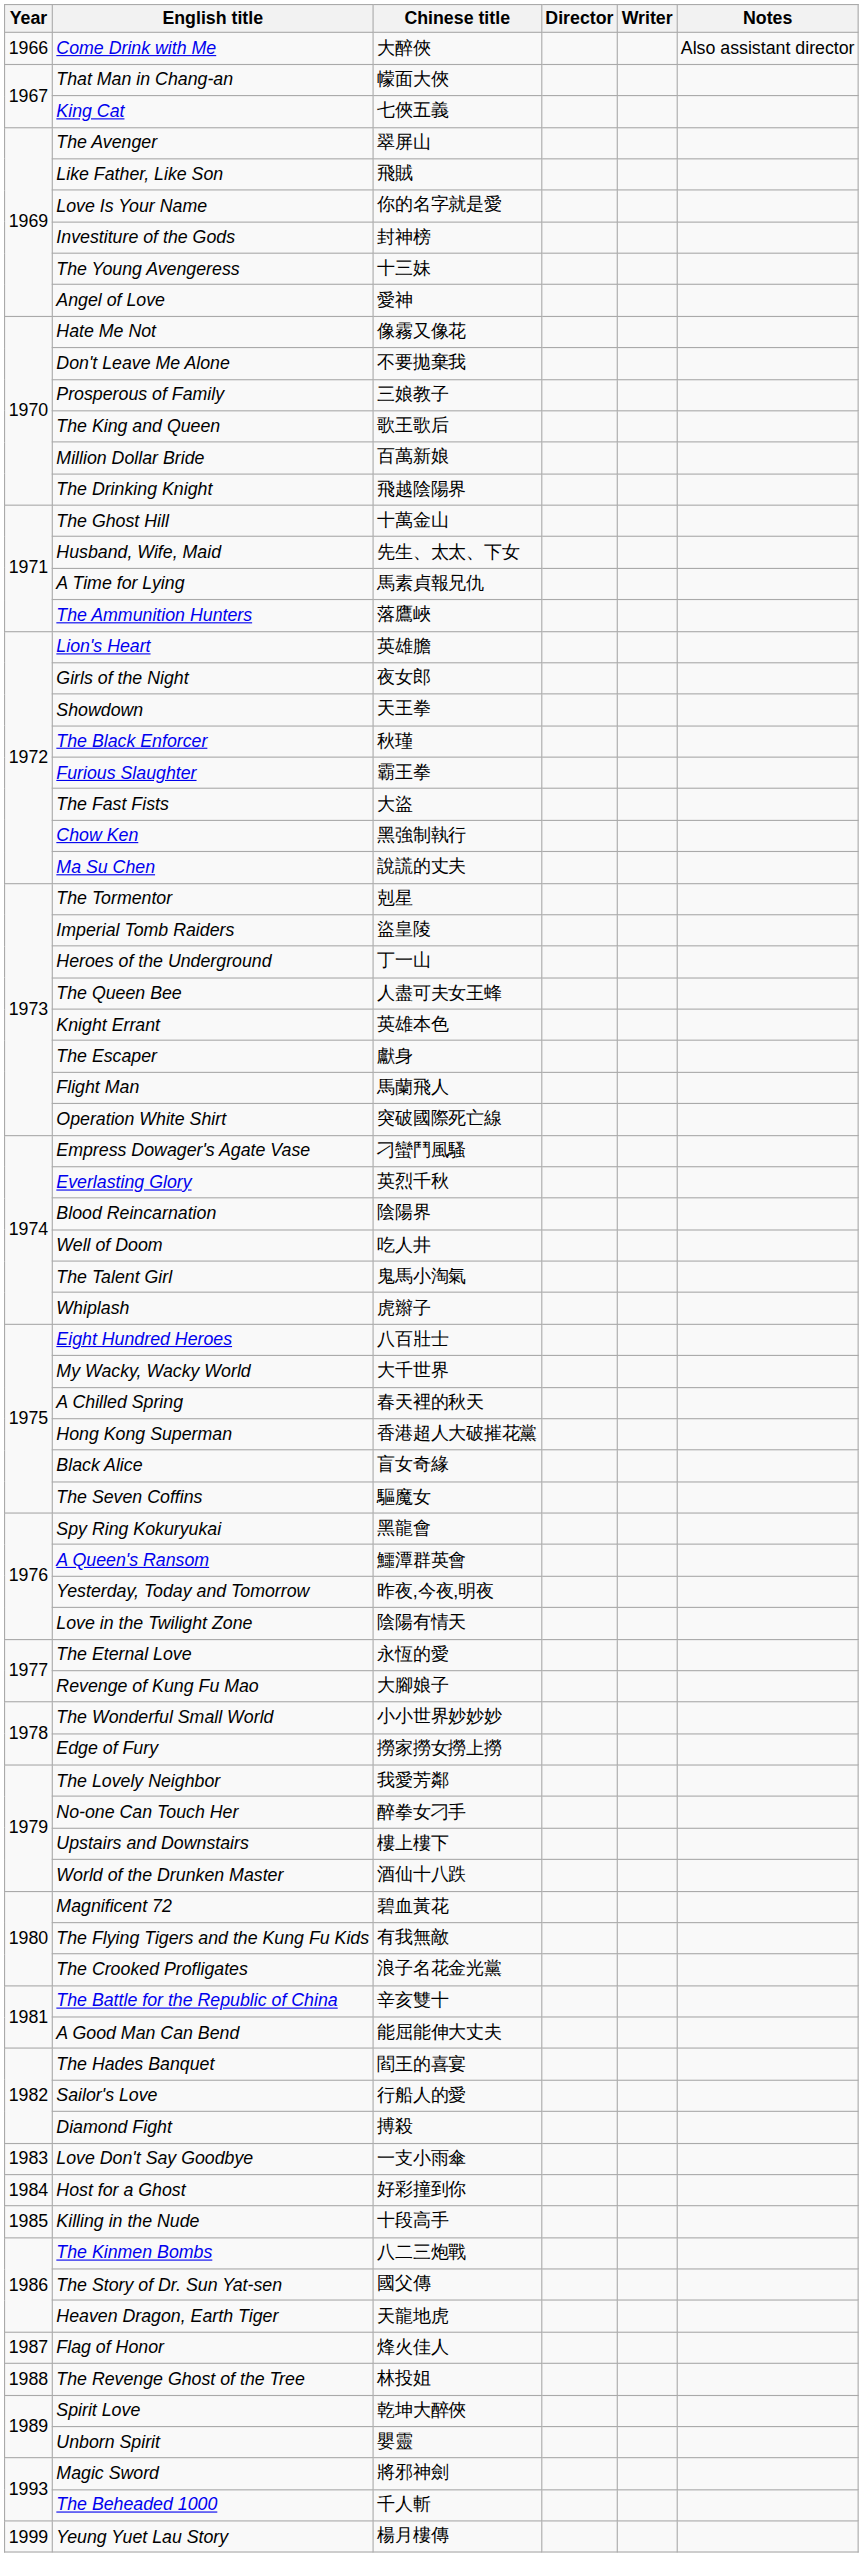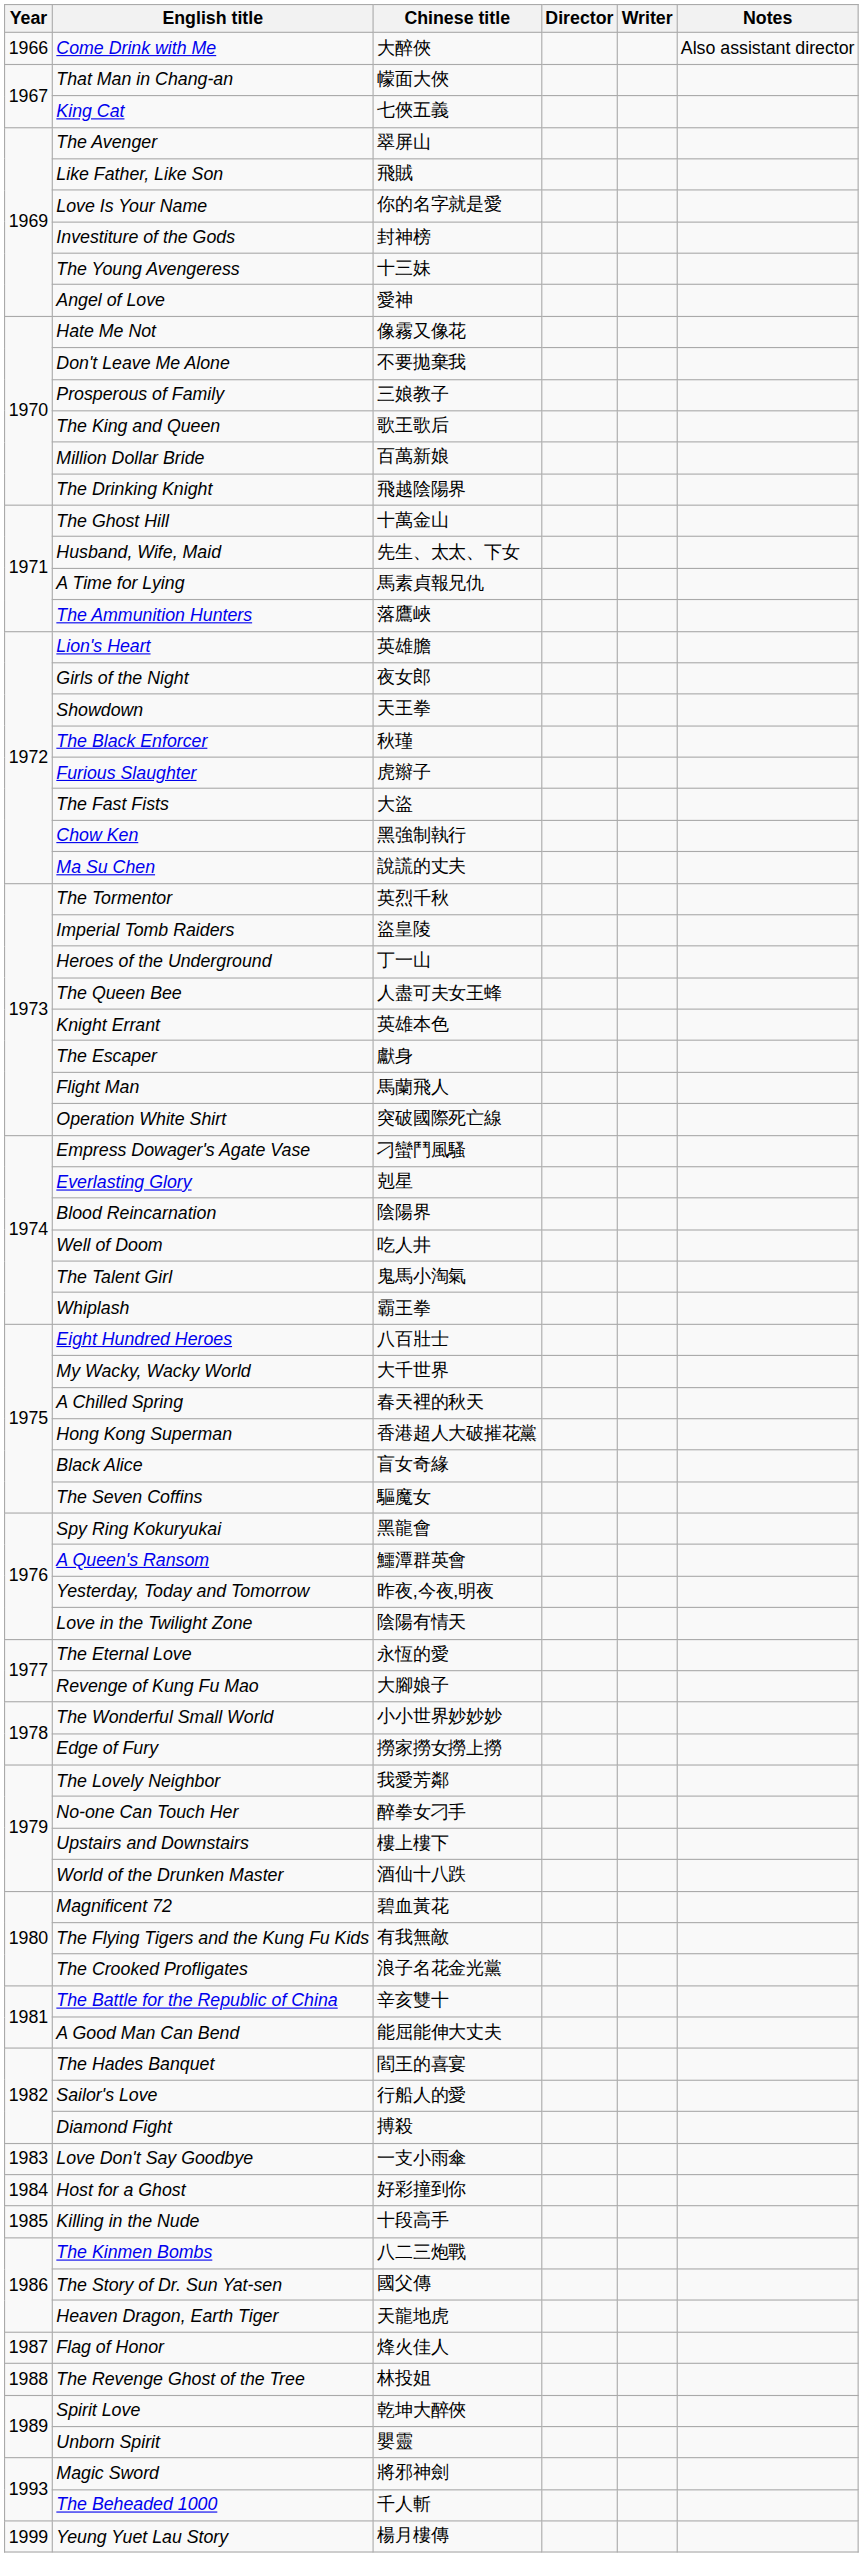(404, 772) 霸王拳 -> (404, 772) 虎辮子
(395, 898) 剋星 -> (413, 898) 英烈千秋
(413, 1181) 英烈千秋 -> (395, 1181) 剋星
(404, 1307) 虎辮子 -> (404, 1307) 霸王拳
